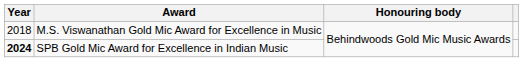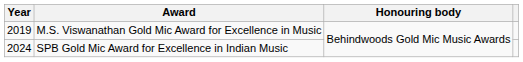(19, 30) 2018 -> (19, 30) 2019
(19, 48) bold -> (19, 48) normal
